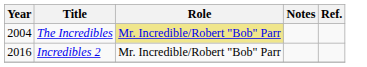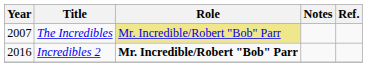(19, 33) 2004 -> (19, 33) 2007
(200, 52) normal -> (208, 52) bold
